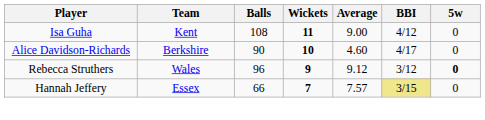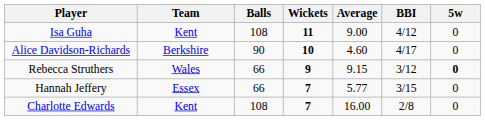(259, 69) 96 -> (259, 69) 66
(357, 69) 9.12 -> (357, 69) 9.15
(357, 87) 7.57 -> (357, 87) 5.77
(406, 87) khaki background -> (406, 87) no background
+ row: (71, 106)
